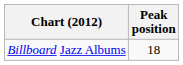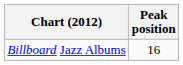(154, 49) 18 -> (154, 49) 16
